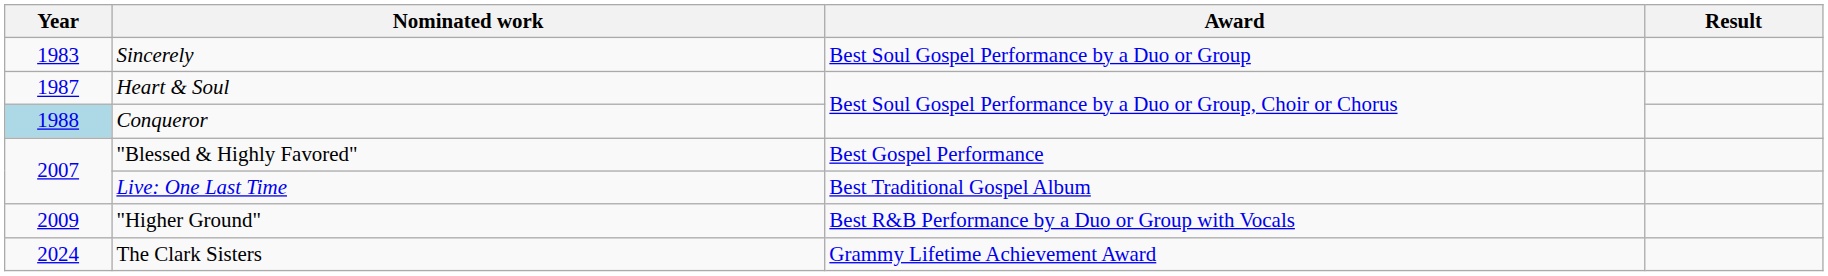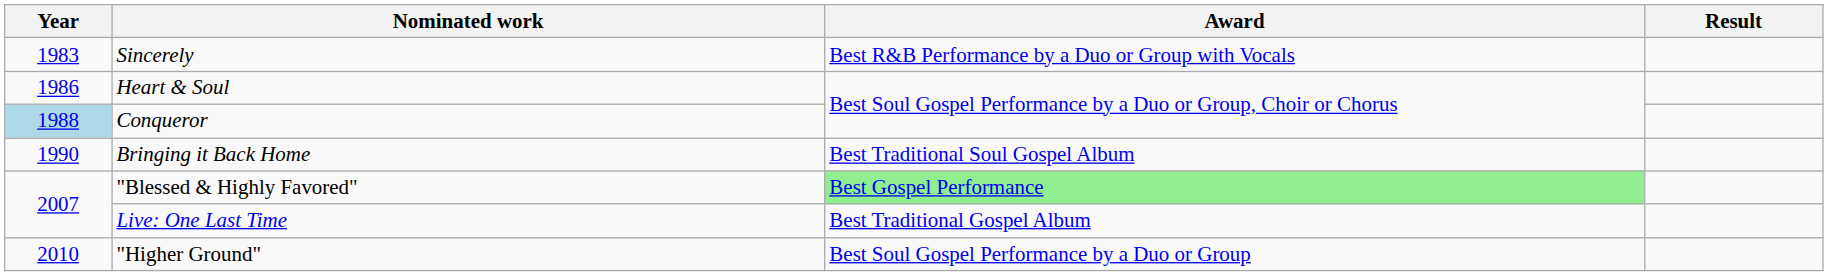(1040, 54) Best Soul Gospel Performance by a Duo or Group -> (1062, 54) Best R&B Performance by a Duo or Group with Vocals
(58, 87) 1987 -> (58, 87) 1986
+ row: (213, 154)
(936, 154) no background -> (936, 187) lightgreen background
(58, 220) 2009 -> (58, 253) 2010
(1062, 220) Best R&B Performance by a Duo or Group with Vocals -> (1040, 253) Best Soul Gospel Performance by a Duo or Group
- row: (189, 253)
